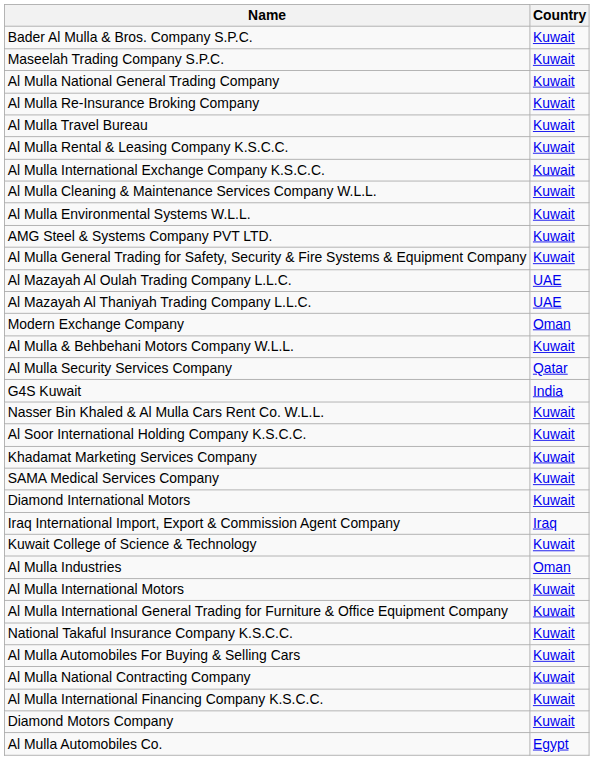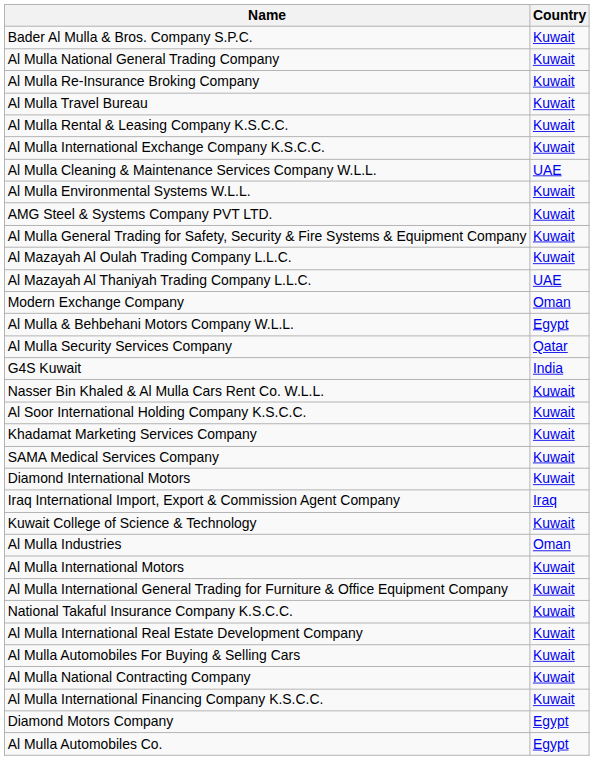- row: (116, 59)
(554, 192) Kuwait -> (547, 170) UAE
(547, 280) UAE -> (554, 258) Kuwait
(554, 346) Kuwait -> (551, 324) Egypt
+ row: (185, 633)
(554, 721) Kuwait -> (551, 721) Egypt
